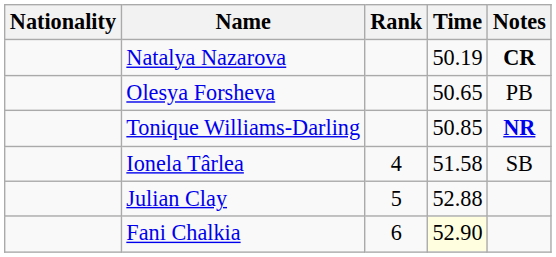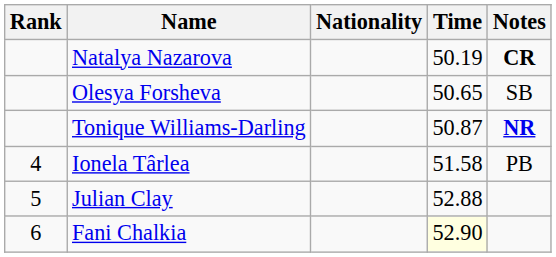columns swapped: (396, 22) <-> (63, 22)
(519, 92) PB -> (519, 92) SB
(458, 127) 50.85 -> (458, 127) 50.87
(519, 163) SB -> (519, 163) PB
